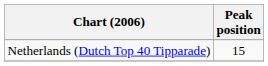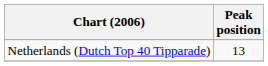(239, 50) 15 -> (239, 50) 13
